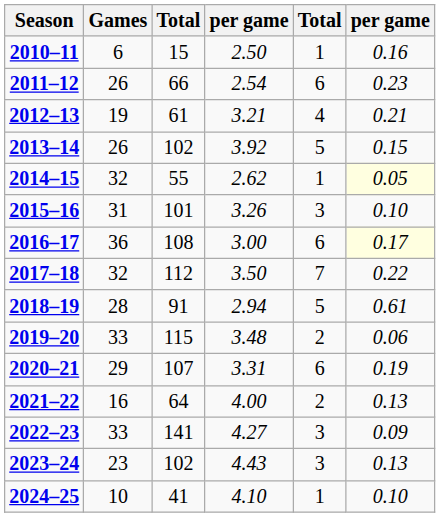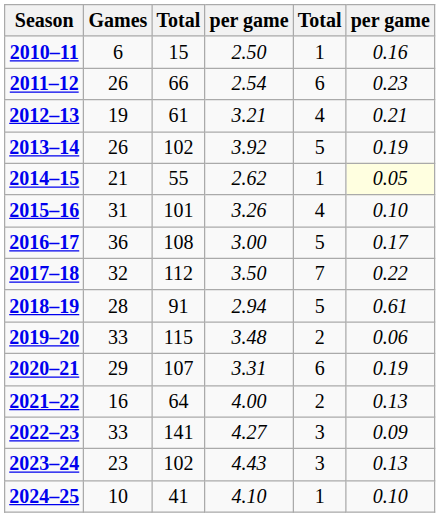(390, 147) 0.15 -> (390, 147) 0.19
(118, 178) 32 -> (118, 178) 21
(320, 210) 3 -> (320, 210) 4
(320, 242) 6 -> (320, 242) 5
(390, 242) lightyellow background -> (390, 242) no background
